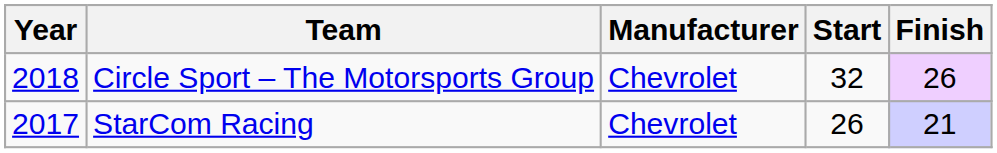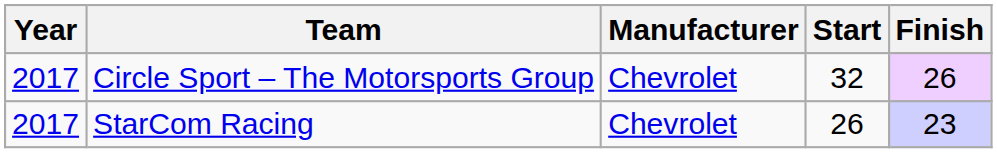(46, 77) 2018 -> (46, 77) 2017
(940, 124) 21 -> (940, 124) 23
